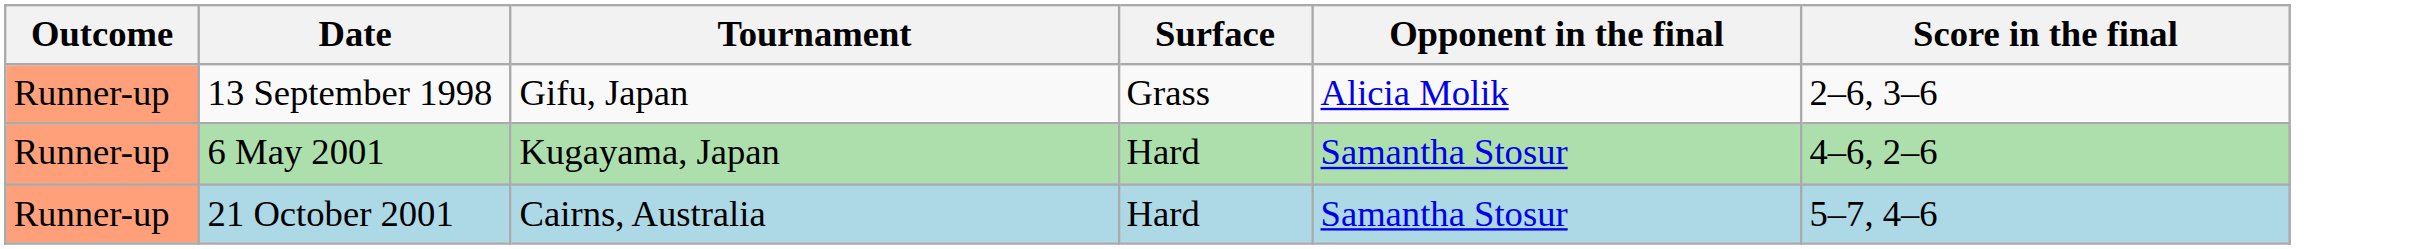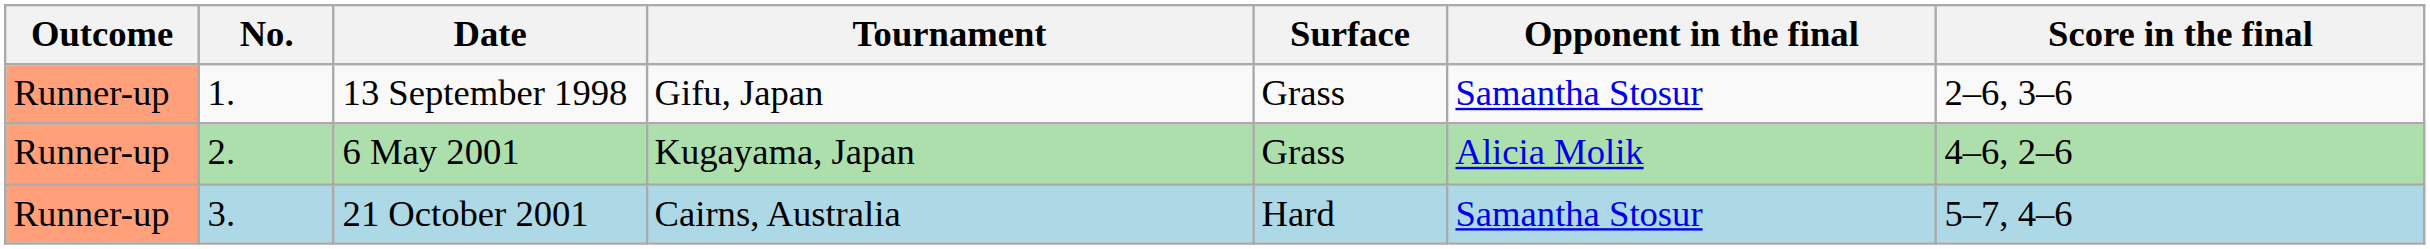+ column: (267, 33)
(1415, 93) Alicia Molik -> (1579, 93) Samantha Stosur
(1163, 152) Hard -> (1303, 152) Grass
(1444, 152) Samantha Stosur -> (1550, 152) Alicia Molik
